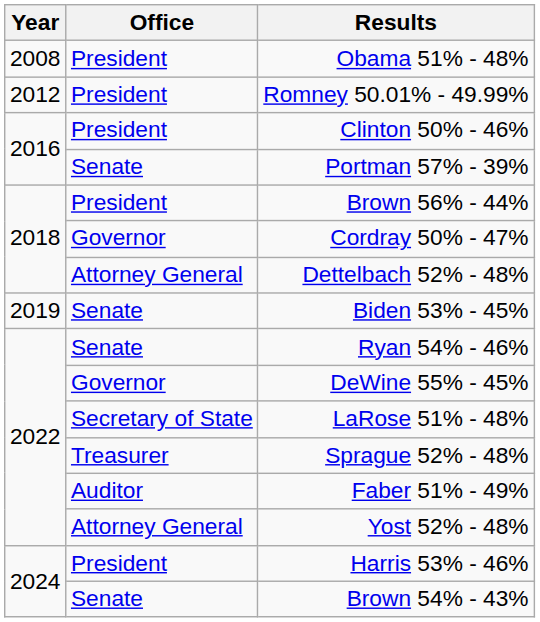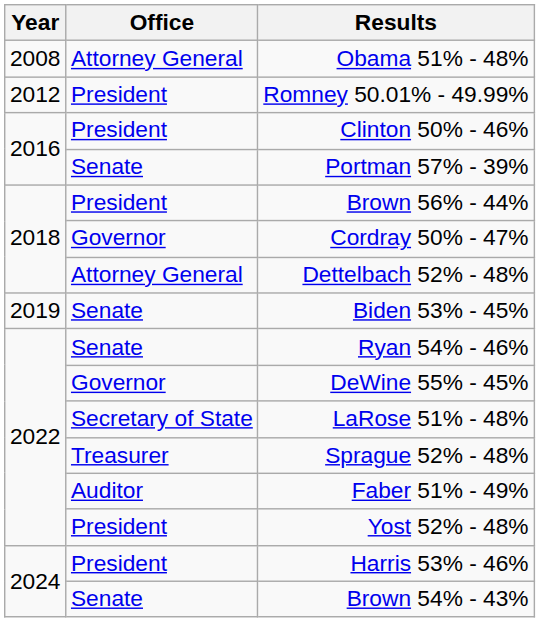(119, 58) President -> (157, 58) Attorney General
(157, 526) Attorney General -> (119, 526) President
